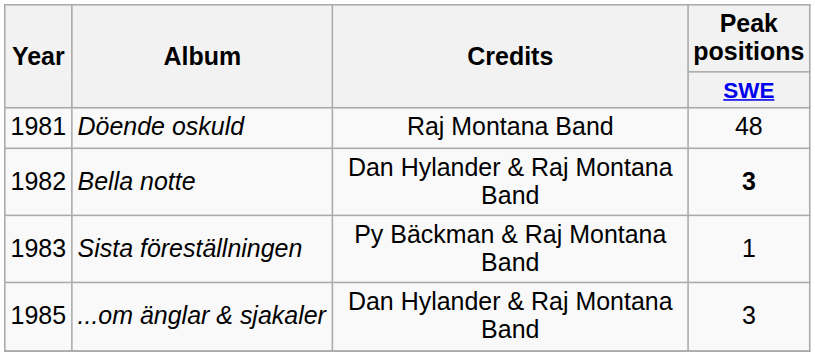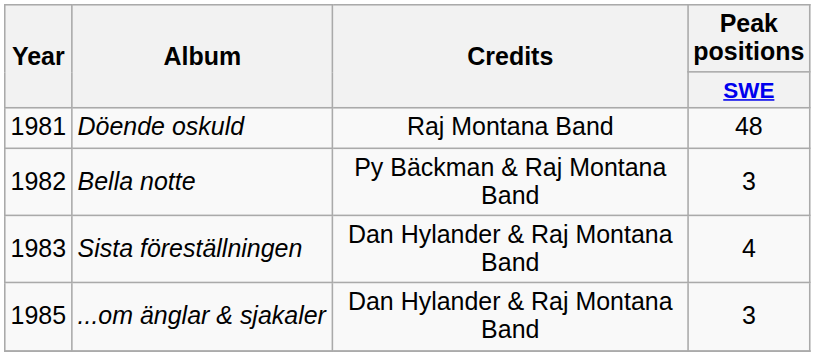(510, 181) Dan Hylander & Raj Montana Band -> (510, 181) Py Bäckman & Raj Montana Band
(749, 181) bold -> (749, 181) normal
(510, 248) Py Bäckman & Raj Montana Band -> (510, 248) Dan Hylander & Raj Montana Band
(749, 248) 1 -> (749, 248) 4
